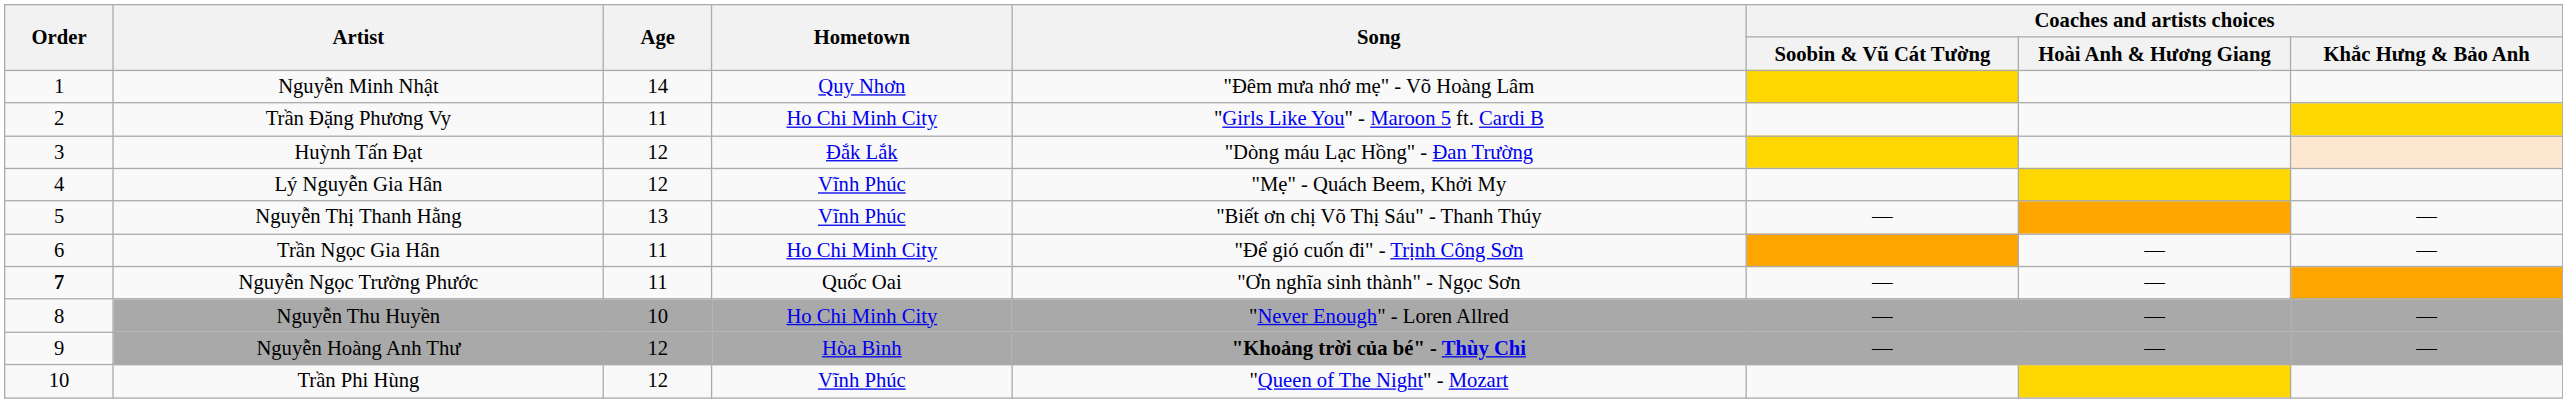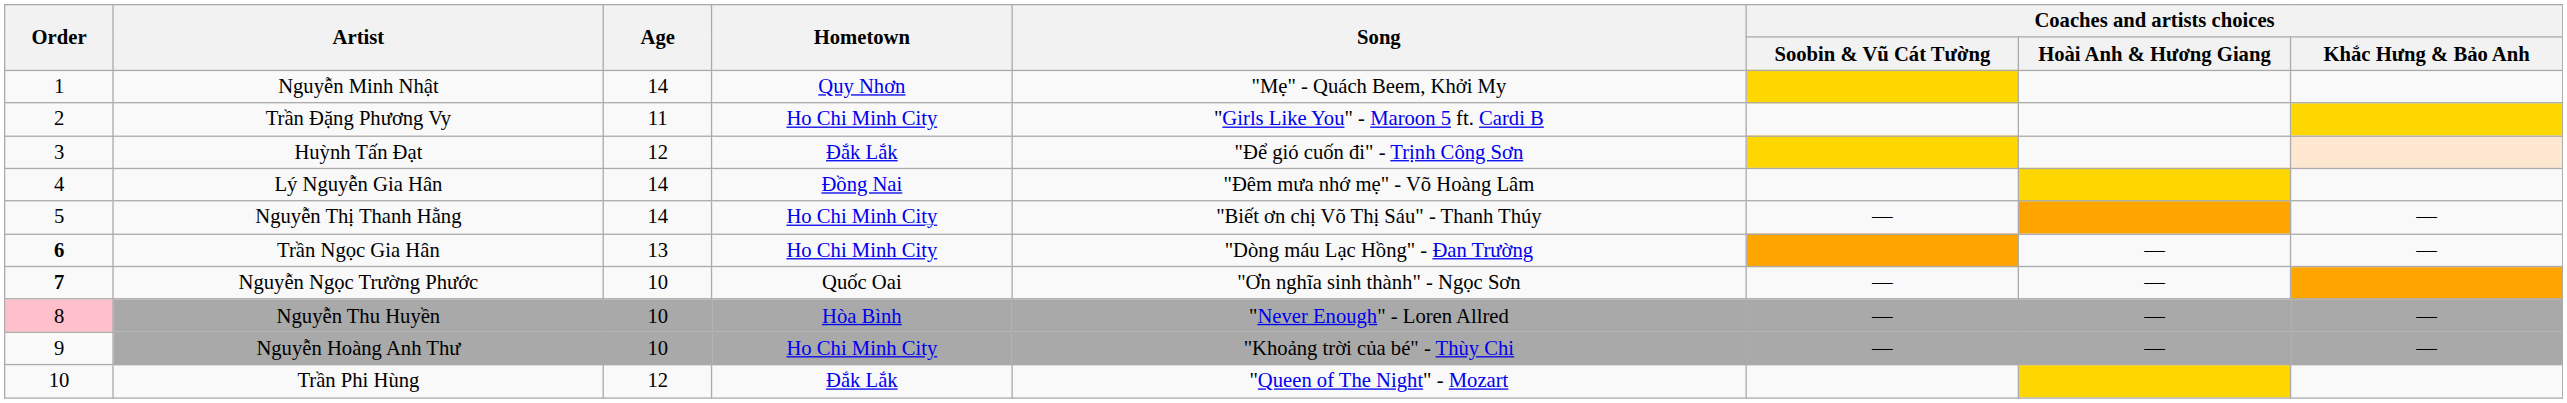(1379, 86) "Đêm mưa nhớ mẹ" - Võ Hoàng Lâm -> (1379, 86) "Mẹ" - Quách Beem, Khởi My
(1379, 151) "Dòng máu Lạc Hồng" - Đan Trường -> (1379, 151) "Để gió cuốn đi" - Trịnh Công Sơn
(658, 184) 12 -> (658, 184) 14
(862, 184) Vĩnh Phúc -> (862, 184) Đồng Nai
(1379, 184) "Mẹ" - Quách Beem, Khởi My -> (1379, 184) "Đêm mưa nhớ mẹ" - Võ Hoàng Lâm
(658, 217) 13 -> (658, 217) 14
(862, 217) Vĩnh Phúc -> (862, 217) Ho Chi Minh City
(59, 250) normal -> (59, 250) bold
(658, 250) 11 -> (658, 250) 13
(1379, 250) "Để gió cuốn đi" - Trịnh Công Sơn -> (1379, 250) "Dòng máu Lạc Hồng" - Đan Trường
(658, 282) 11 -> (658, 282) 10
(59, 315) no background -> (59, 315) pink background
(862, 315) Ho Chi Minh City -> (862, 315) Hòa Bình
(658, 348) 12 -> (658, 348) 10
(862, 348) Hòa Bình -> (862, 348) Ho Chi Minh City
(1379, 348) bold -> (1379, 348) normal
(862, 380) Vĩnh Phúc -> (862, 380) Đắk Lắk
